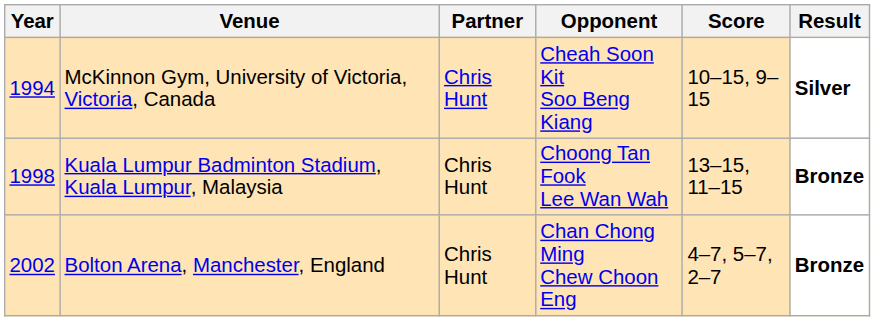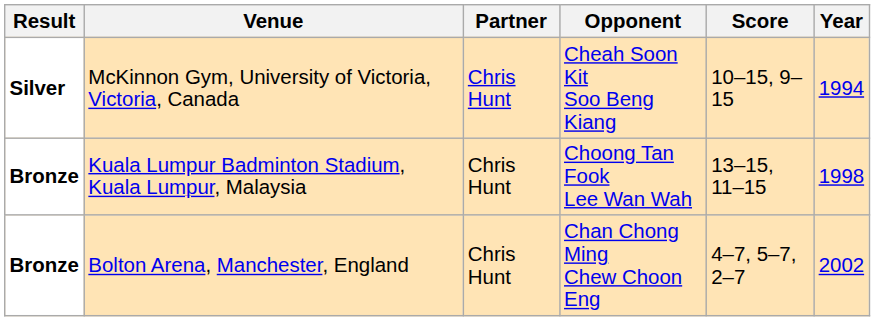columns swapped: (32, 21) <-> (829, 21)
